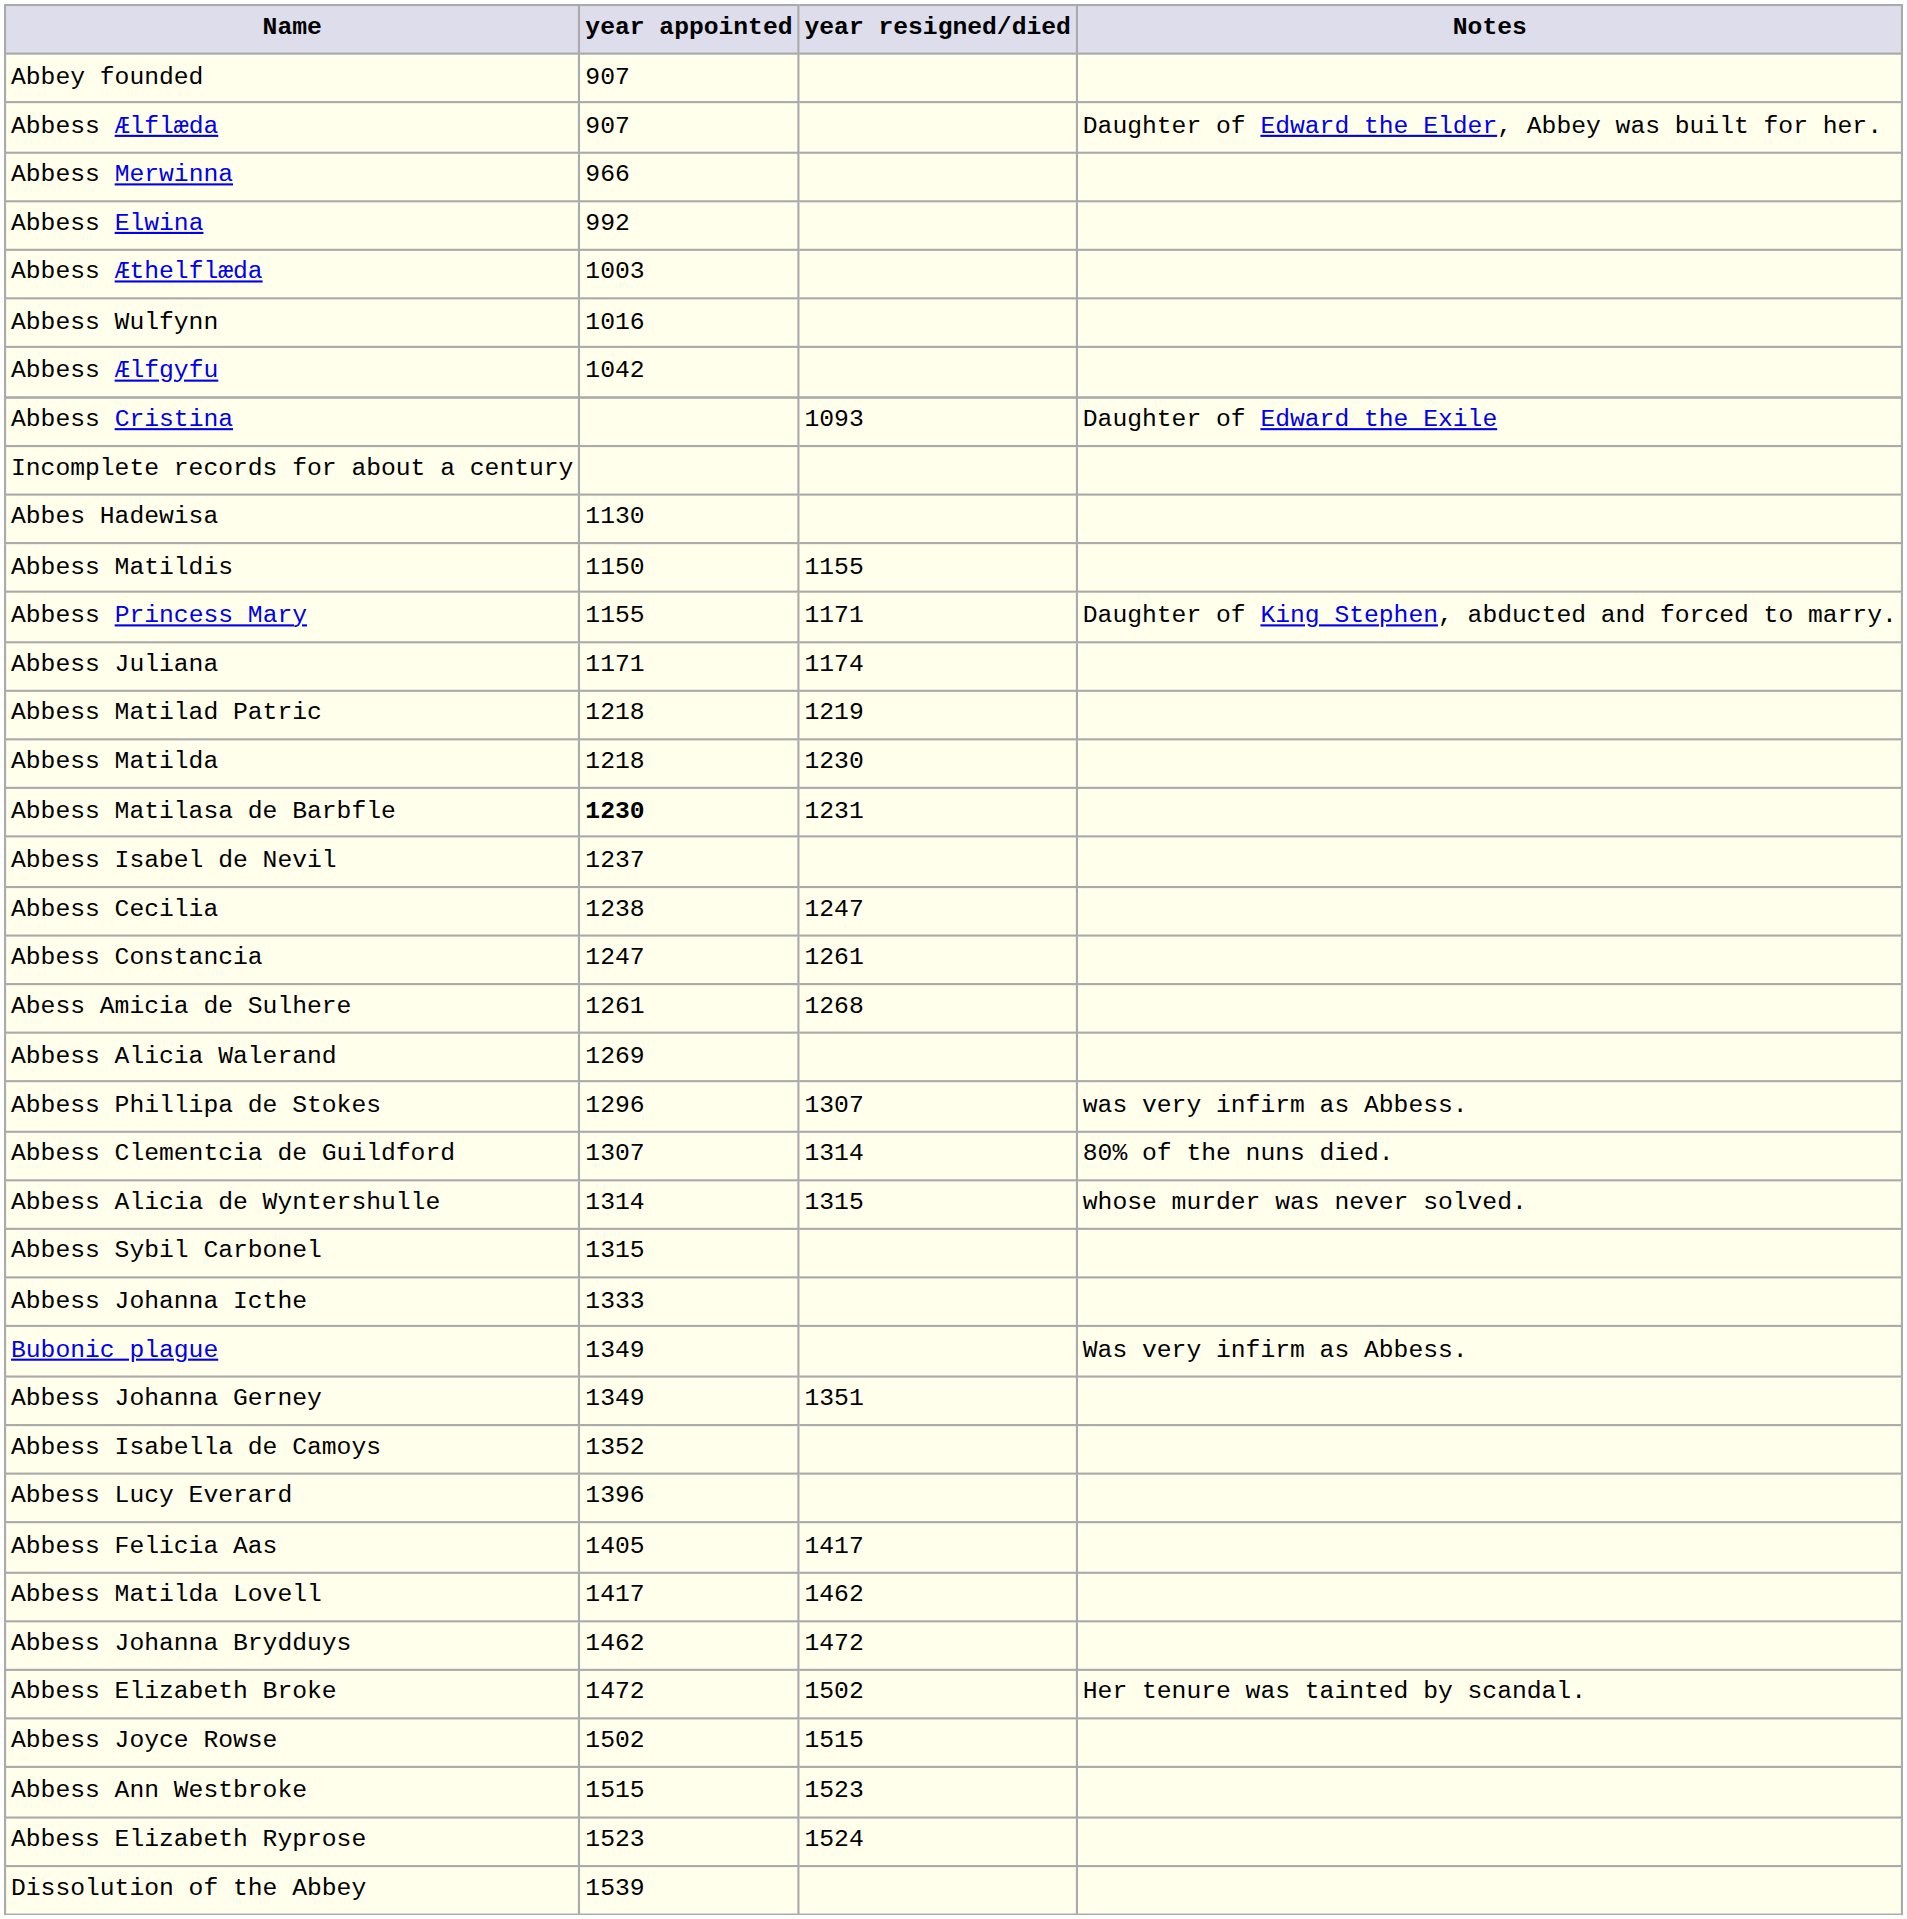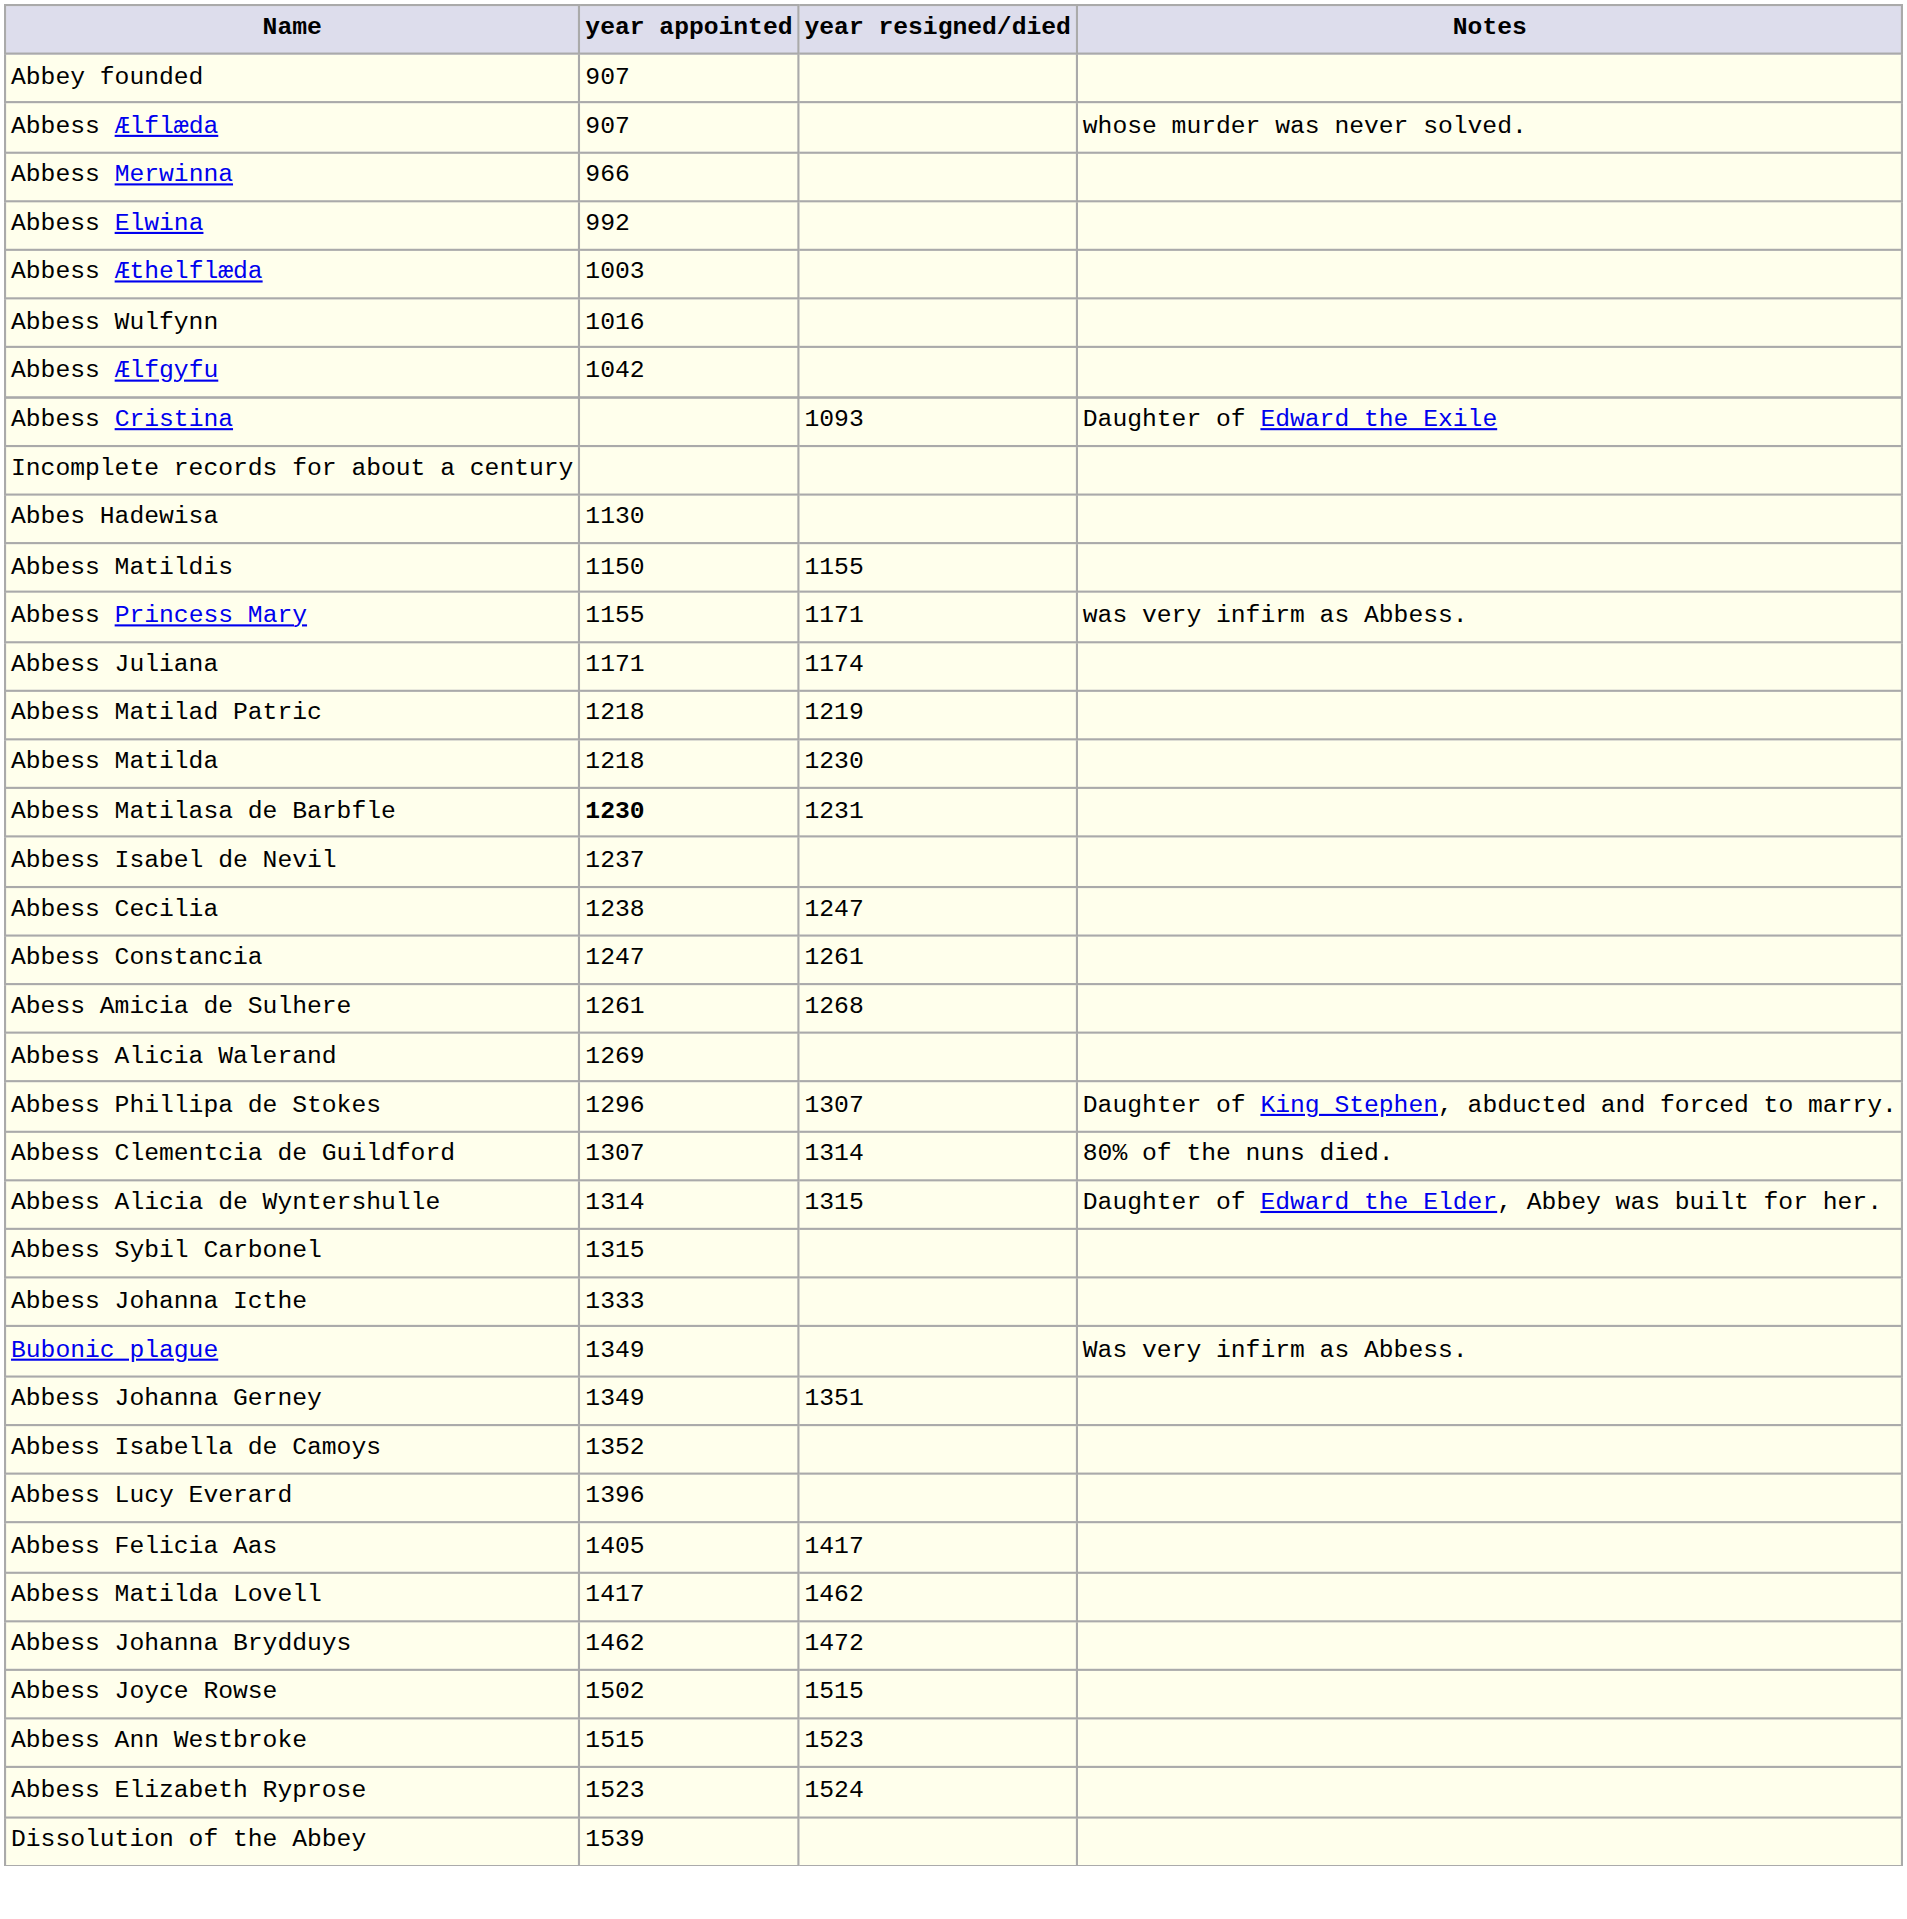(1482, 126) Daughter of Edward the Elder, Abbey was built for her. -> (1305, 126) whose murder was never solved.
(1490, 615) Daughter of King Stephen, abducted and forced to marry. -> (1275, 615) was very infirm as Abbess.
(1275, 1105) was very infirm as Abbess. -> (1490, 1105) Daughter of King Stephen, abducted and forced to marry.
(1305, 1203) whose murder was never solved. -> (1482, 1203) Daughter of Edward the Elder, Abbey was built for her.
- row: (174, 1692)
